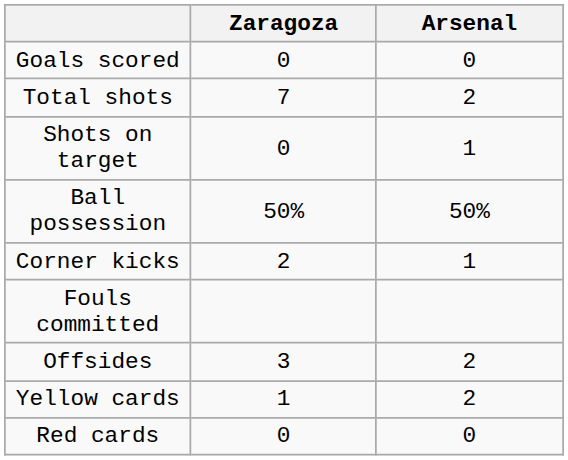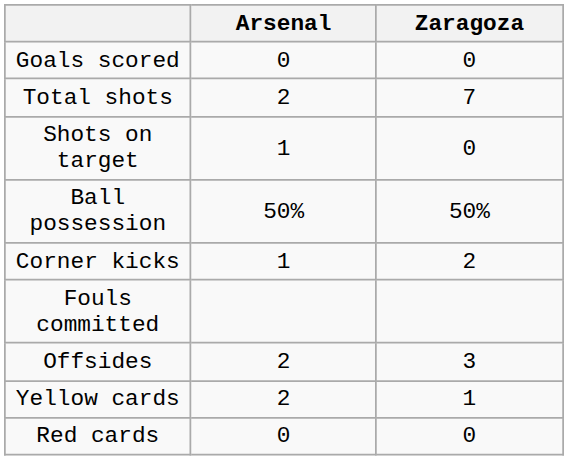columns swapped: (469, 23) <-> (284, 23)
